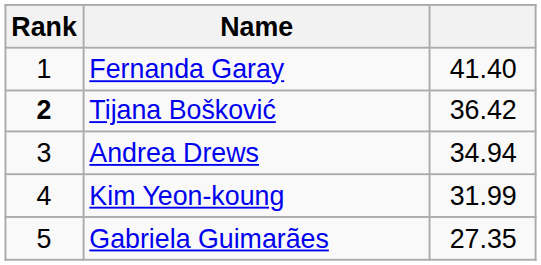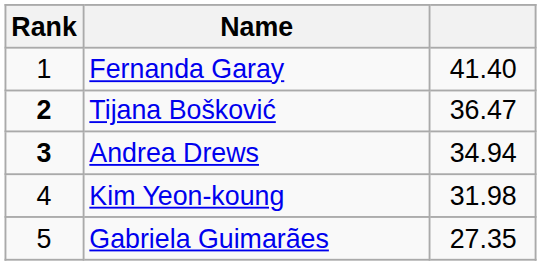(483, 111) 36.42 -> (483, 111) 36.47
(44, 153) normal -> (44, 153) bold
(483, 195) 31.99 -> (483, 195) 31.98
